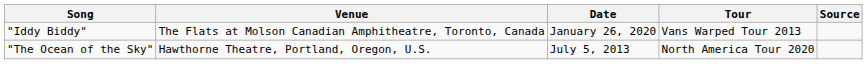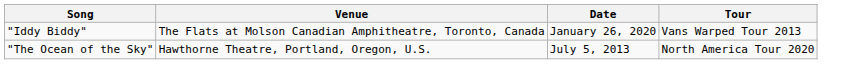- column: (840, 13)
